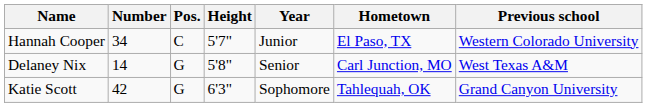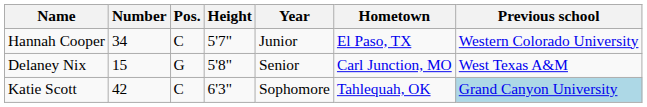(120, 65) 14 -> (120, 65) 15
(179, 89) G -> (179, 89) C
(538, 89) no background -> (538, 89) lightblue background
